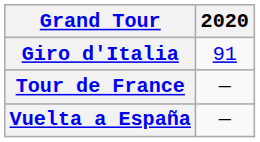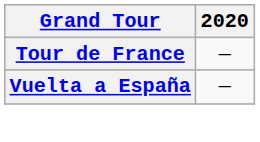- row: (100, 54)
